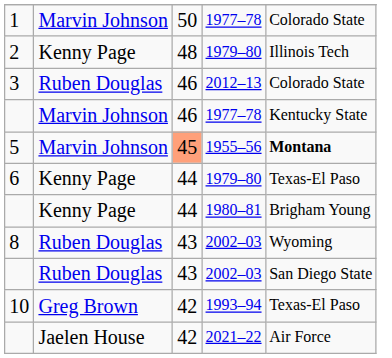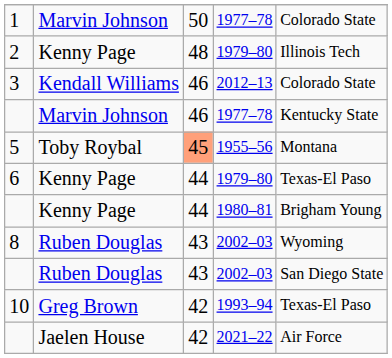(100, 83) Ruben Douglas -> (109, 83) Kendall Williams
(103, 147) Marvin Johnson -> (90, 147) Toby Roybal
(300, 147) bold -> (309, 147) normal
